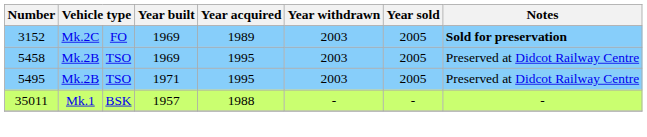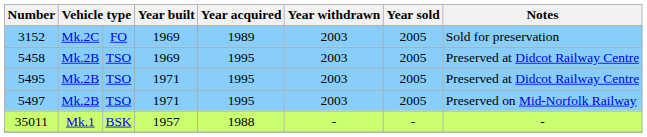(506, 36) bold -> (503, 36) normal
+ row: (31, 100)
